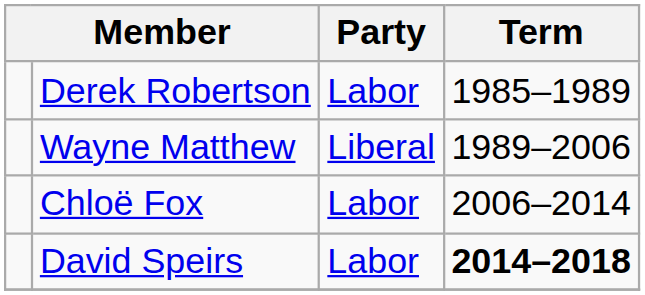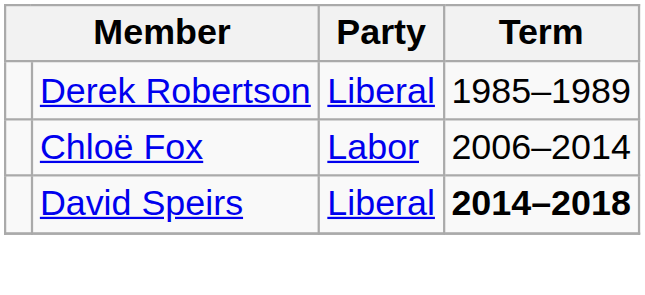(373, 89) Labor -> (381, 89) Liberal
- row: (168, 146)
(373, 260) Labor -> (381, 203) Liberal
